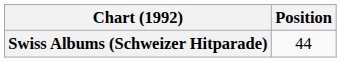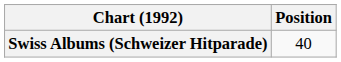(304, 43) 44 -> (304, 43) 40
